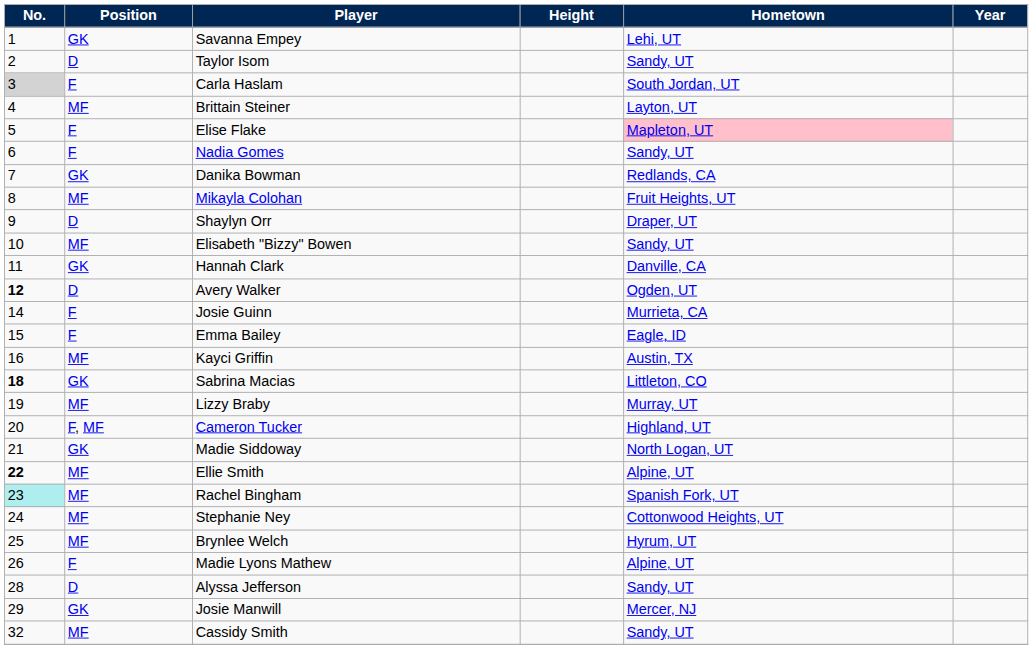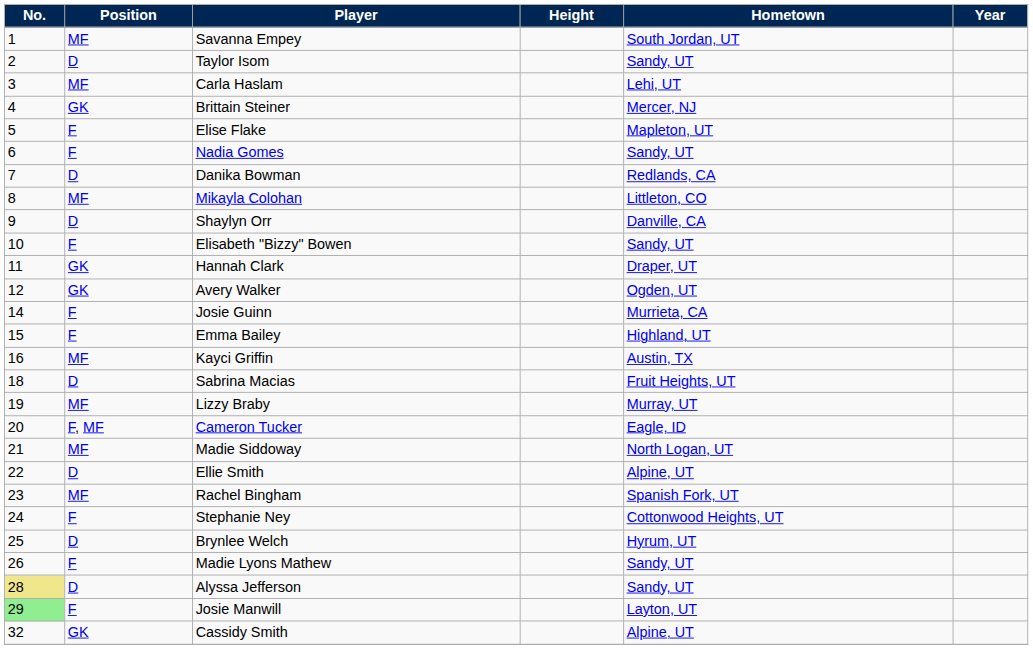(78, 38) GK -> (78, 38) MF
(654, 38) Lehi, UT -> (683, 38) South Jordan, UT
(12, 84) lightgrey background -> (12, 84) no background
(72, 84) F -> (78, 84) MF
(683, 84) South Jordan, UT -> (654, 84) Lehi, UT
(78, 107) MF -> (78, 107) GK
(662, 107) Layton, UT -> (661, 107) Mercer, NJ
(670, 130) pink background -> (670, 130) no background
(78, 175) GK -> (73, 175) D
(681, 198) Fruit Heights, UT -> (667, 198) Littleton, CO
(662, 221) Draper, UT -> (666, 221) Danville, CA
(78, 244) MF -> (72, 244) F
(666, 267) Danville, CA -> (662, 267) Draper, UT
(16, 289) bold -> (16, 289) normal
(73, 289) D -> (78, 289) GK
(656, 335) Eagle, ID -> (669, 335) Highland, UT
(16, 381) bold -> (16, 381) normal
(78, 381) GK -> (73, 381) D
(667, 381) Littleton, CO -> (681, 381) Fruit Heights, UT
(669, 426) Highland, UT -> (656, 426) Eagle, ID
(78, 449) GK -> (78, 449) MF
(16, 472) bold -> (16, 472) normal
(78, 472) MF -> (73, 472) D
(16, 495) paleturquoise background -> (16, 495) no background
(78, 518) MF -> (72, 518) F
(78, 541) MF -> (73, 541) D
(660, 564) Alpine, UT -> (660, 564) Sandy, UT
(16, 586) no background -> (16, 586) khaki background
(16, 609) no background -> (16, 609) lightgreen background
(78, 609) GK -> (72, 609) F
(661, 609) Mercer, NJ -> (662, 609) Layton, UT
(78, 632) MF -> (78, 632) GK
(660, 632) Sandy, UT -> (660, 632) Alpine, UT
